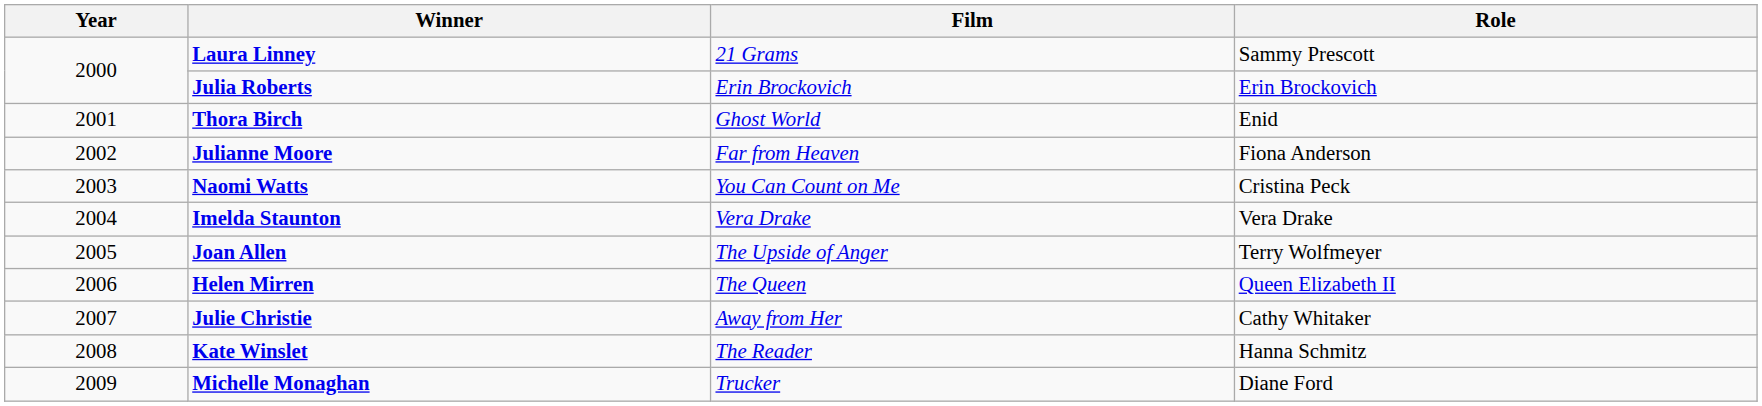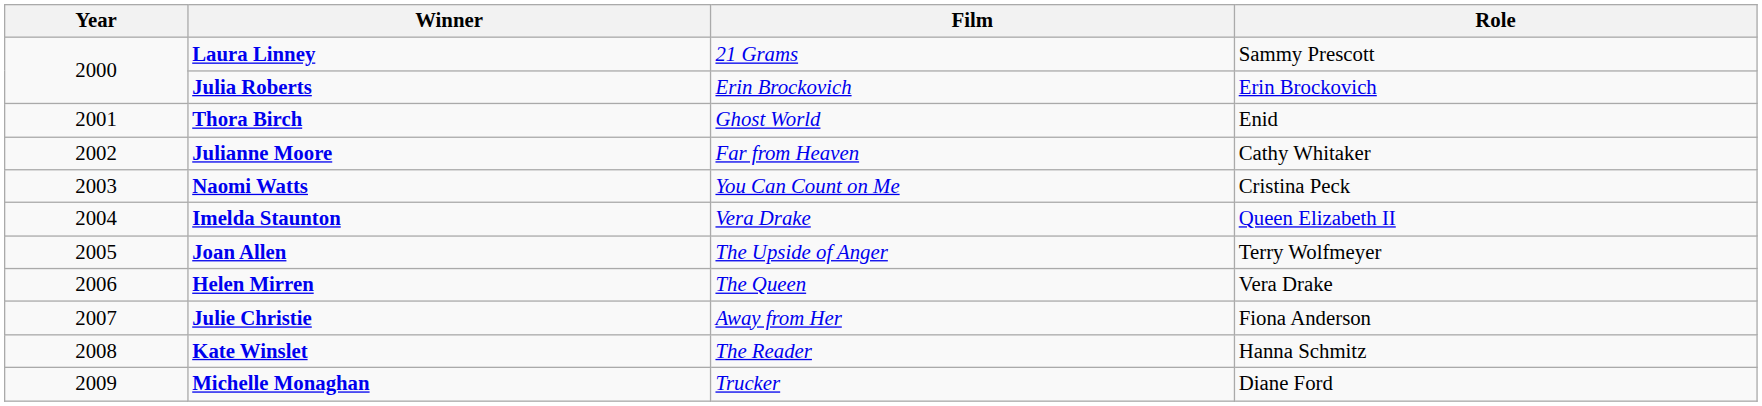(1305, 152) Fiona Anderson -> (1305, 152) Cathy Whitaker
(1286, 218) Vera Drake -> (1317, 218) Queen Elizabeth II
(1317, 284) Queen Elizabeth II -> (1286, 284) Vera Drake
(1305, 317) Cathy Whitaker -> (1305, 317) Fiona Anderson
